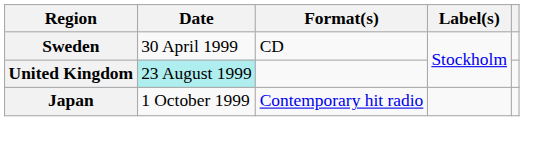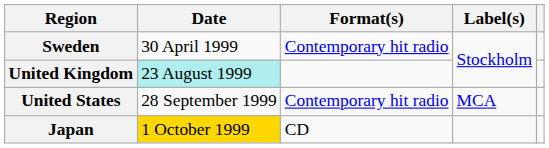(272, 45) CD -> (367, 45) Contemporary hit radio
+ row: (71, 101)
(195, 101) no background -> (195, 128) gold background
(341, 101) Contemporary hit radio -> (297, 128) CD
